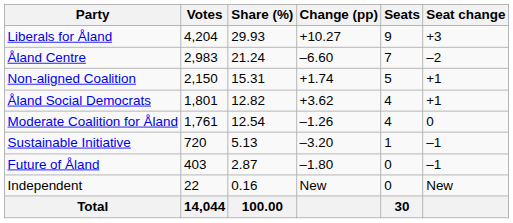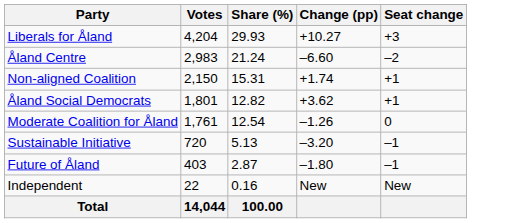- column: (402, 15)
